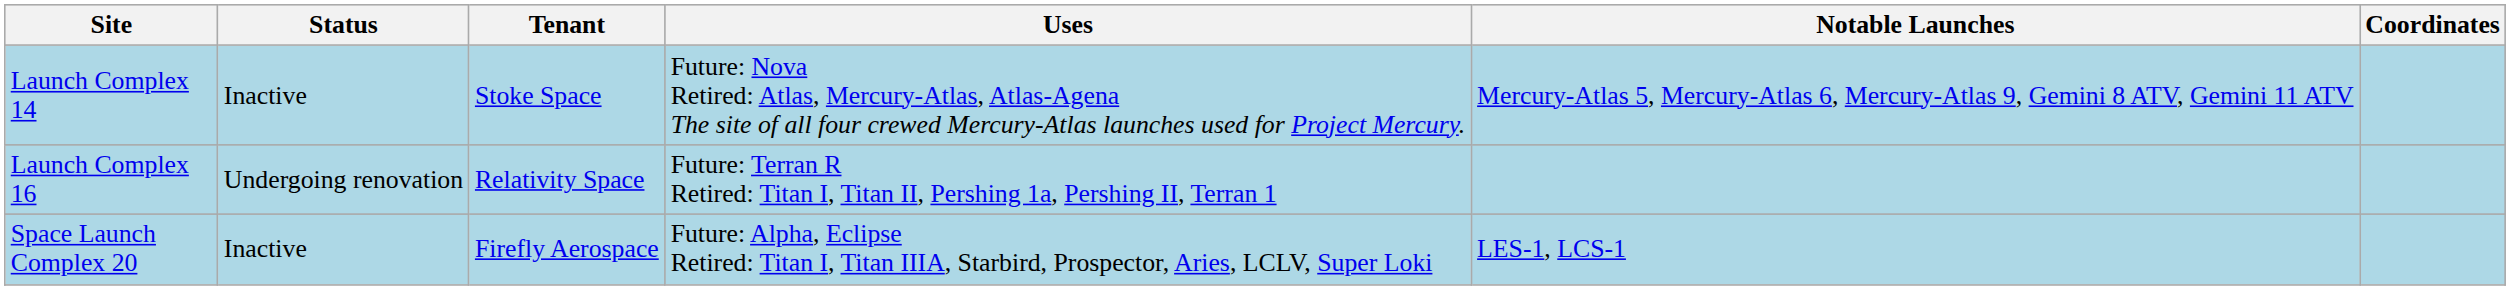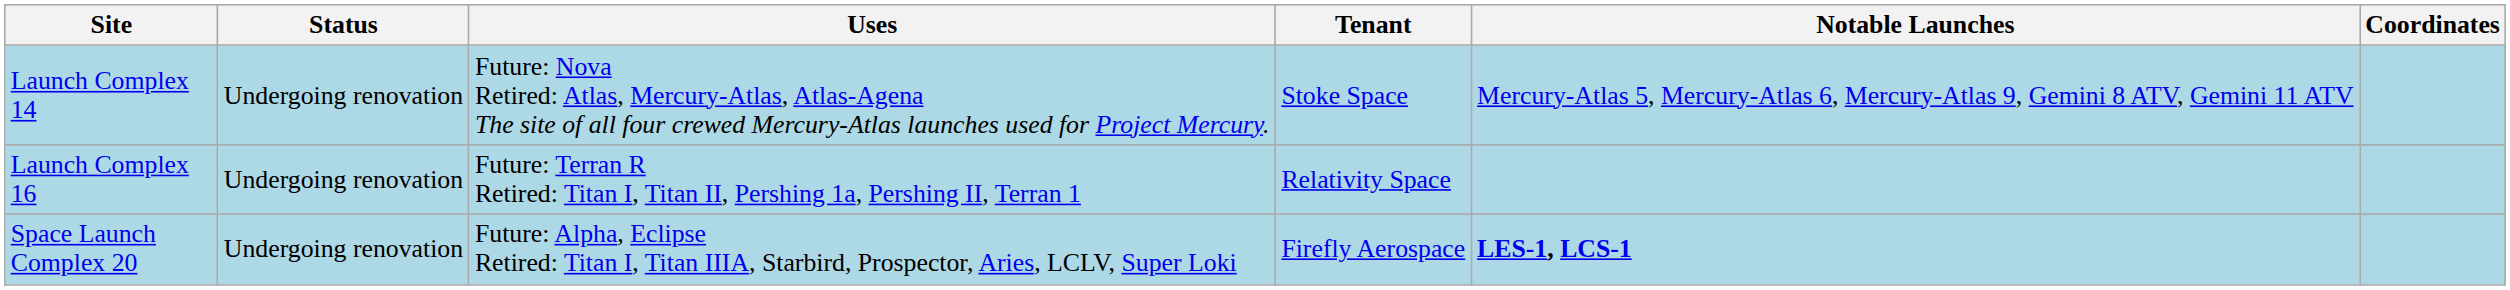columns swapped: (567, 24) <-> (1068, 24)
(265, 94) Inactive -> (343, 94) Undergoing renovation
(265, 248) Inactive -> (343, 248) Undergoing renovation
(1552, 248) normal -> (1554, 248) bold
